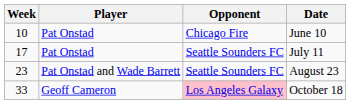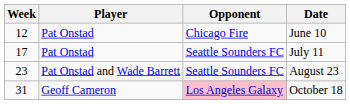(21, 33) 10 -> (21, 33) 12
(21, 90) 33 -> (21, 90) 31
